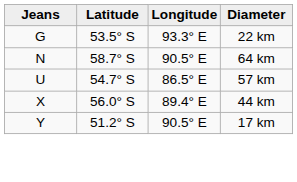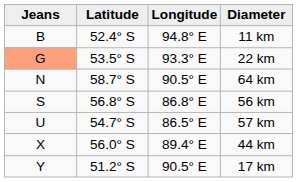+ row: (256, 36)
(40, 36) no background -> (40, 58) lightsalmon background
+ row: (256, 101)
